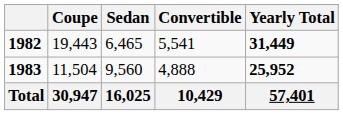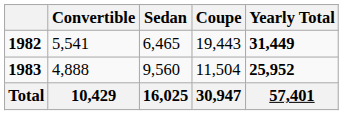columns swapped: (75, 17) <-> (200, 17)
